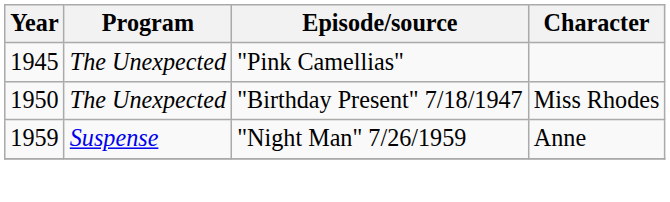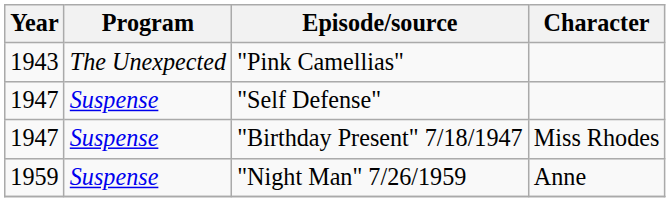(34, 61) 1945 -> (34, 61) 1943
+ row: (309, 100)
(34, 100) 1950 -> (34, 138) 1947
(148, 100) The Unexpected -> (114, 138) Suspense
